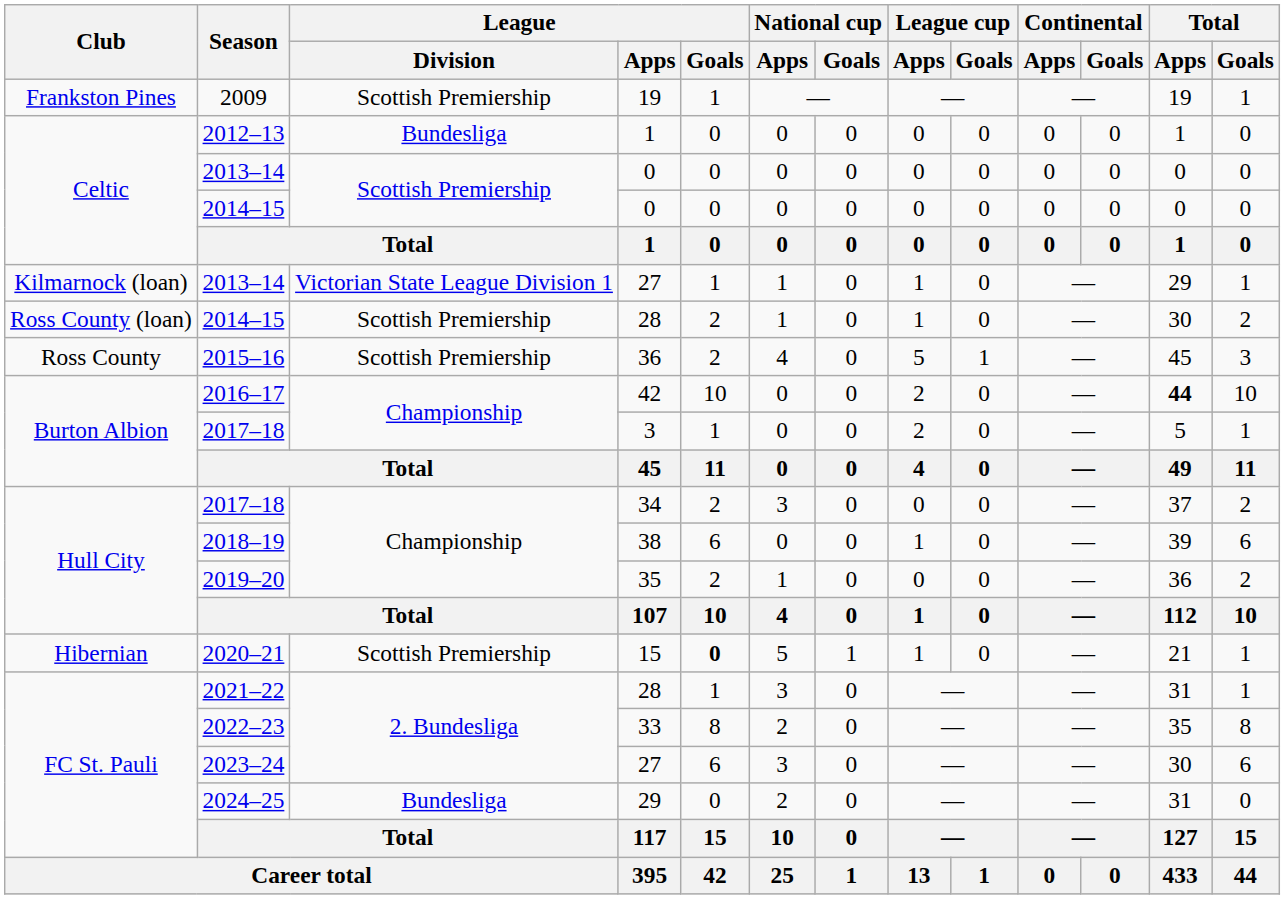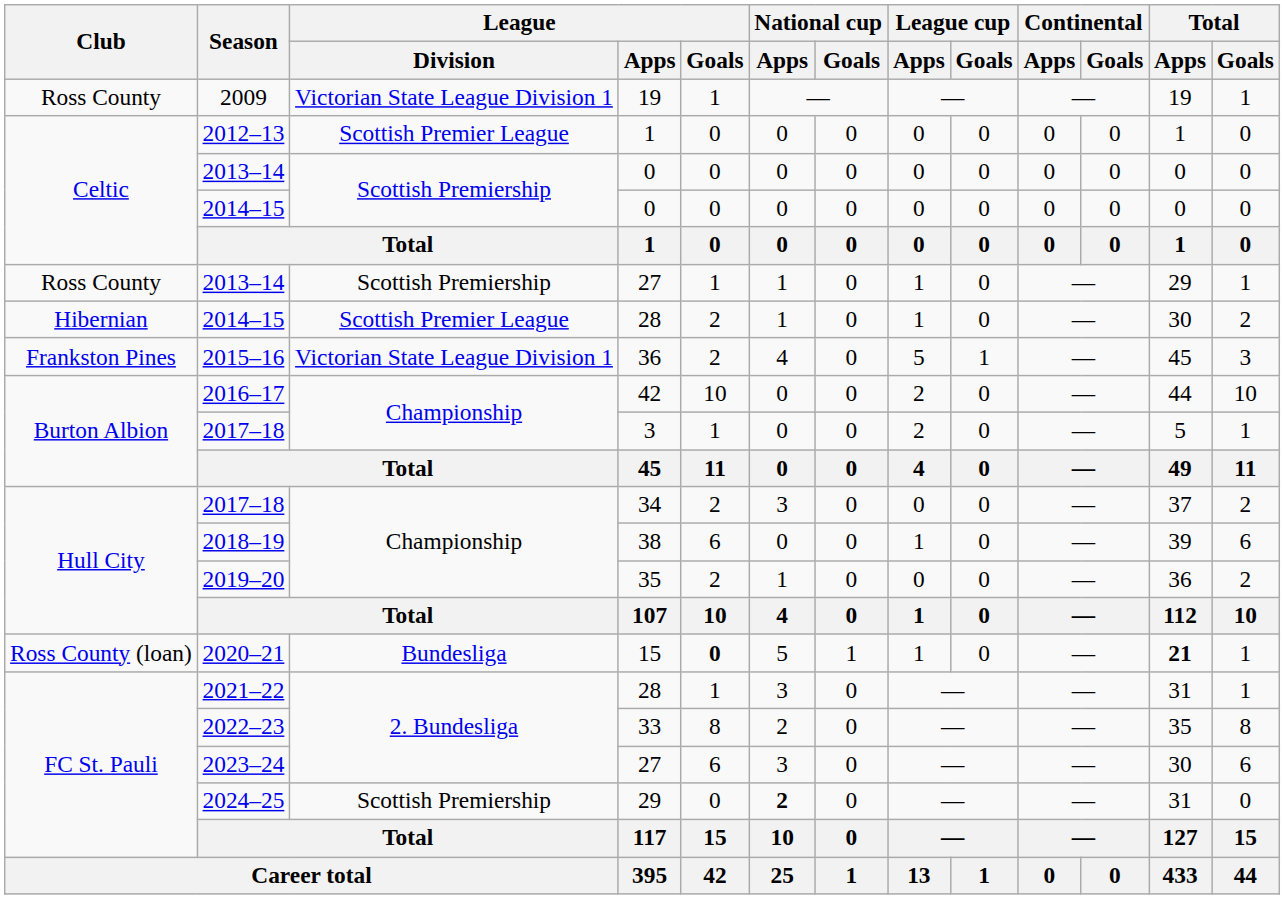(101, 97) Frankston Pines -> (101, 97) Ross County
(454, 97) Scottish Premiership -> (454, 97) Victorian State League Division 1
(454, 134) Bundesliga -> (454, 134) Scottish Premier League
(101, 282) Kilmarnock (loan) -> (101, 282) Ross County
(454, 282) Victorian State League Division 1 -> (454, 282) Scottish Premiership
(101, 319) Ross County (loan) -> (101, 319) Hibernian
(454, 319) Scottish Premiership -> (454, 319) Scottish Premier League
(101, 356) Ross County -> (101, 356) Frankston Pines
(454, 356) Scottish Premiership -> (454, 356) Victorian State League Division 1
(1180, 393) bold -> (1180, 393) normal
(101, 652) Hibernian -> (101, 652) Ross County (loan)
(454, 652) Scottish Premiership -> (454, 652) Bundesliga
(1180, 652) normal -> (1180, 652) bold
(454, 801) Bundesliga -> (454, 801) Scottish Premiership
(782, 801) normal -> (782, 801) bold
